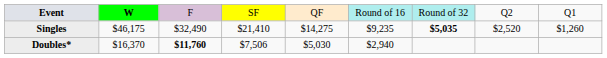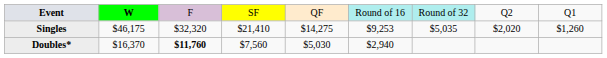(190, 29) $32,490 -> (190, 29) $32,320
(380, 29) $9,235 -> (380, 29) $9,253
(443, 29) bold -> (443, 29) normal
(507, 29) $2,520 -> (507, 29) $2,020
(254, 45) $7,506 -> (254, 45) $7,560
